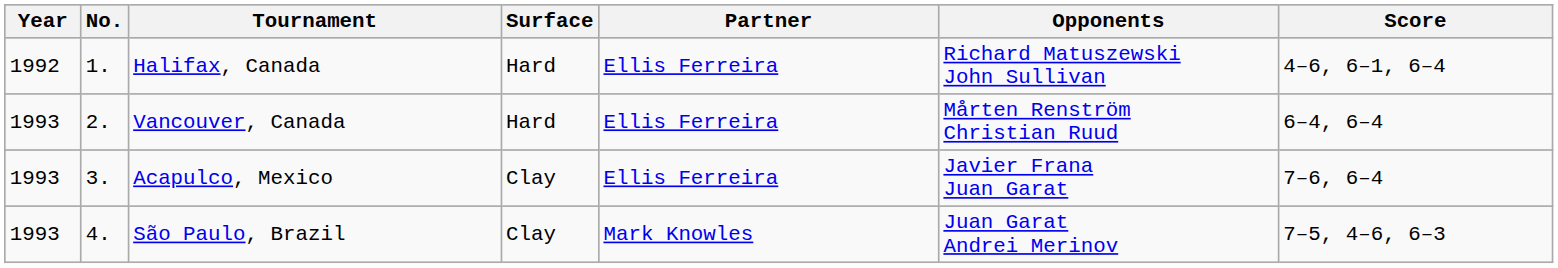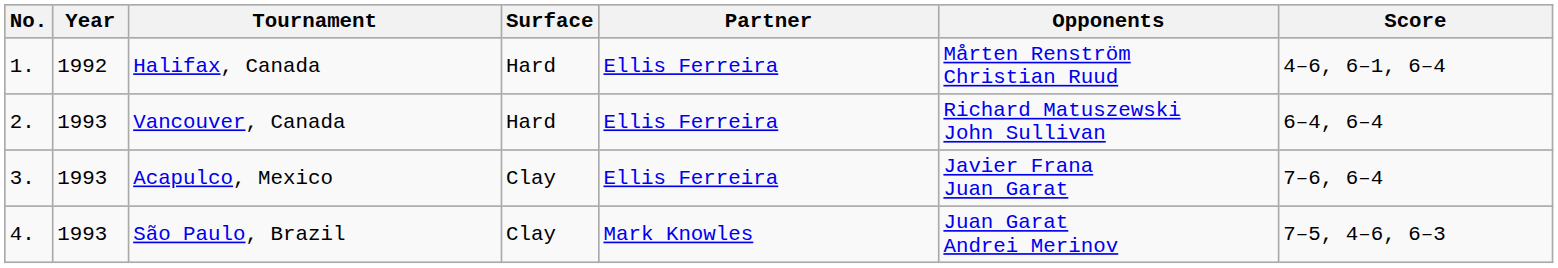columns swapped: (104, 21) <-> (43, 21)
(1062, 66) Richard Matuszewski John Sullivan -> (1037, 66) Mårten Renström Christian Ruud
(1037, 122) Mårten Renström Christian Ruud -> (1062, 122) Richard Matuszewski John Sullivan
